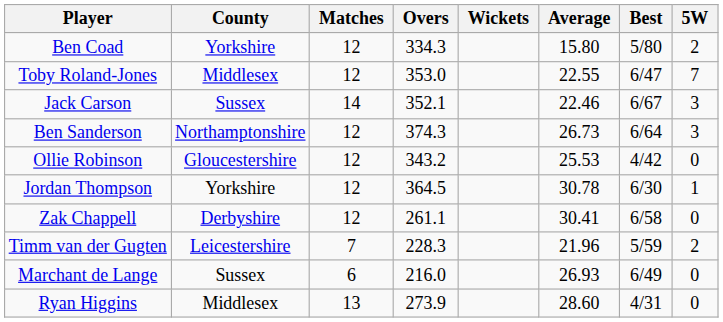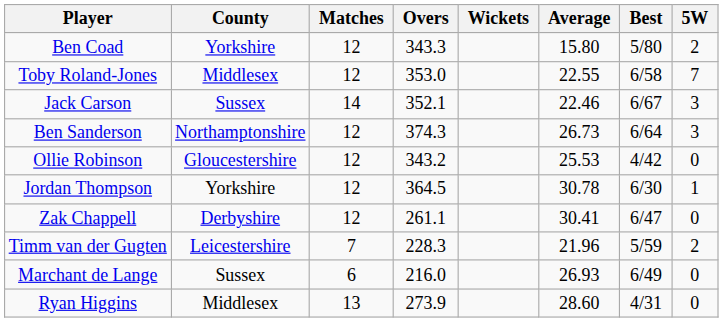(426, 47) 334.3 -> (426, 47) 343.3
(646, 75) 6/47 -> (646, 75) 6/58
(646, 217) 6/58 -> (646, 217) 6/47
